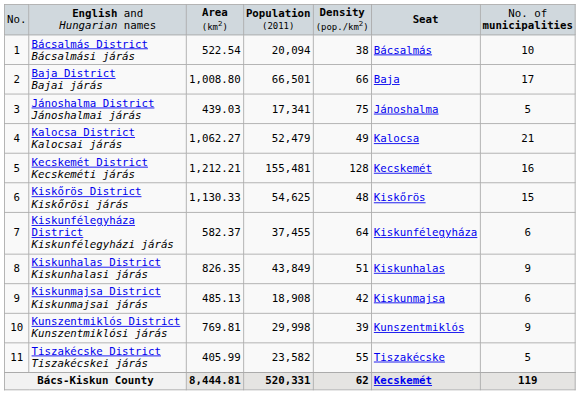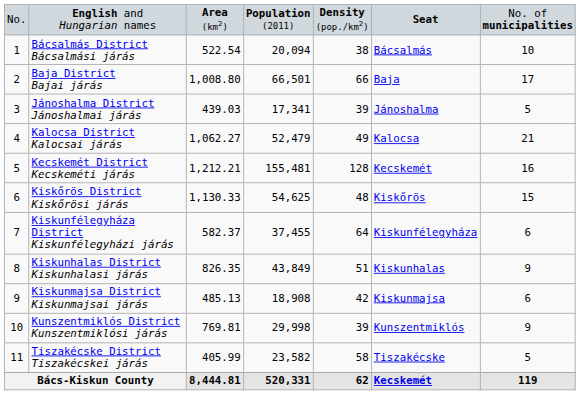(362, 109) 75 -> (362, 109) 39
(362, 358) 55 -> (362, 358) 58
